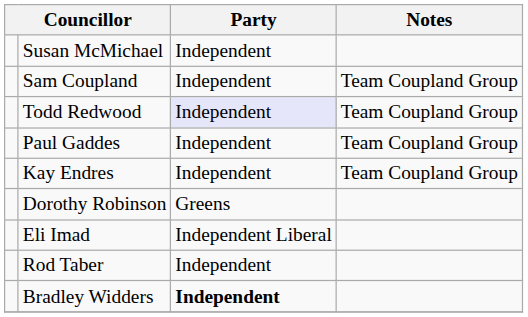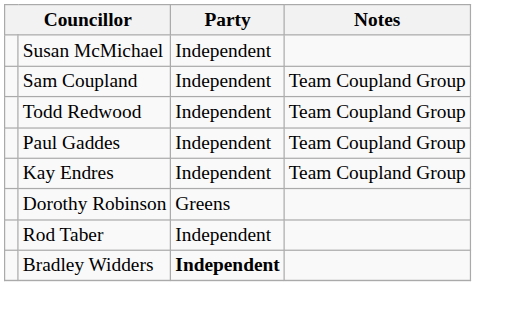(223, 111) lavender background -> (223, 111) no background
- row: (56, 234)
